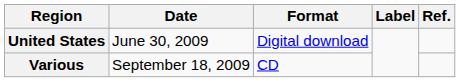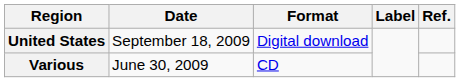(160, 40) June 30, 2009 -> (181, 40) September 18, 2009
(181, 64) September 18, 2009 -> (160, 64) June 30, 2009
